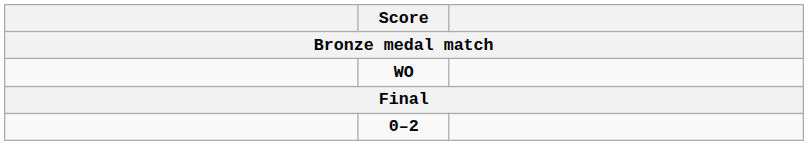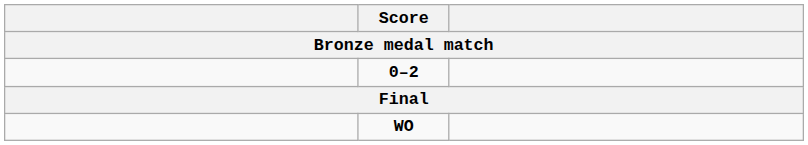rows swapped: (404, 72) <-> (404, 127)
